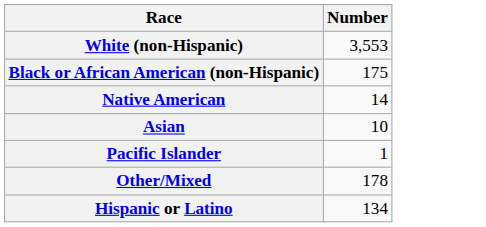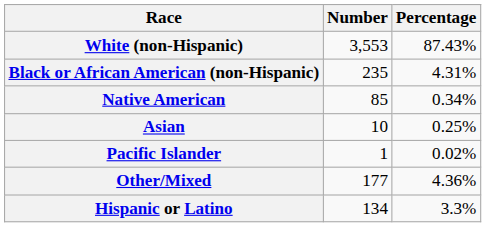+ column: (436, 18)
(375, 72) 175 -> (375, 72) 235
(379, 99) 14 -> (379, 99) 85
(375, 180) 178 -> (375, 180) 177
